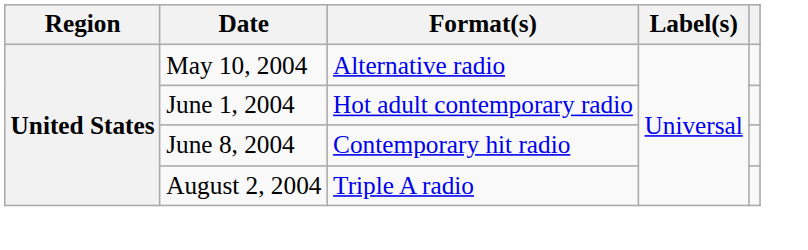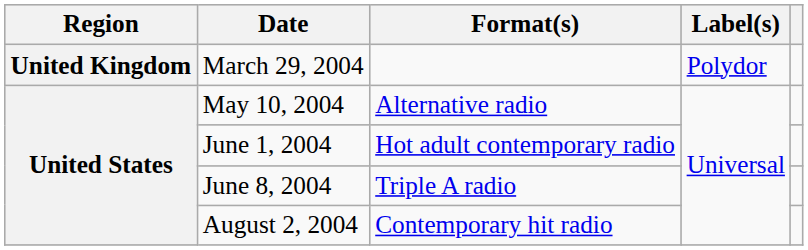+ row: (283, 64)
(452, 144) Contemporary hit radio -> (446, 184) Triple A radio
(404, 184) Triple A radio -> (494, 225) Contemporary hit radio
